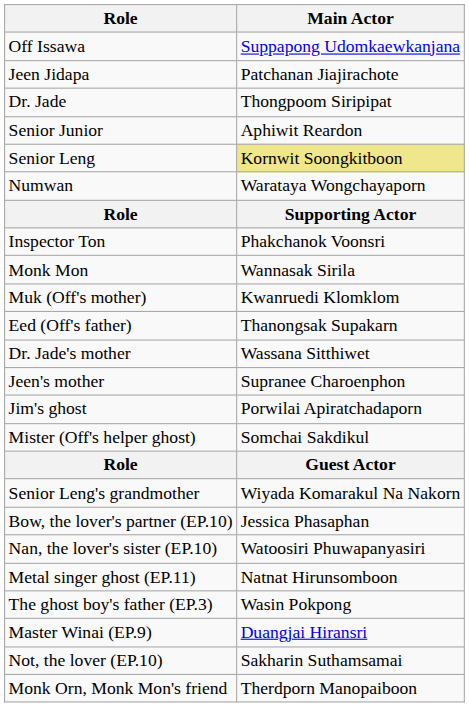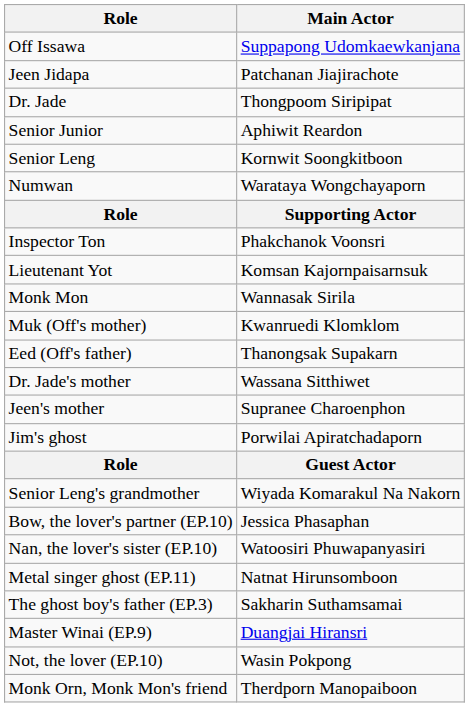(322, 158) khaki background -> (322, 158) no background
+ row: (60, 269)
- row: (102, 437)
(296, 604) Wasin Pokpong -> (322, 604) Sakharin Suthamsamai
(322, 660) Sakharin Suthamsamai -> (296, 660) Wasin Pokpong
